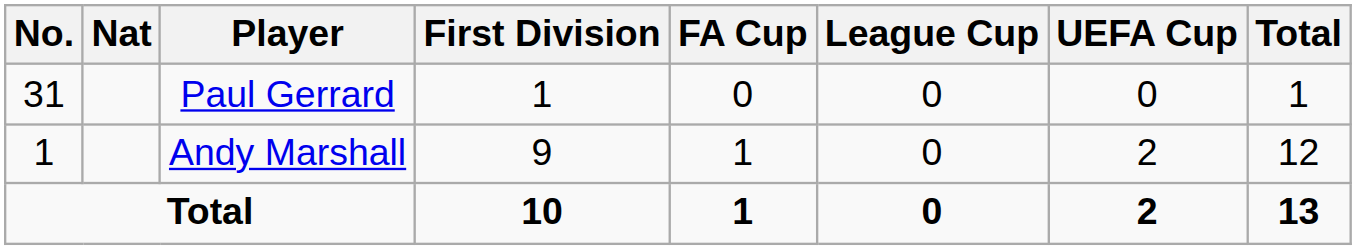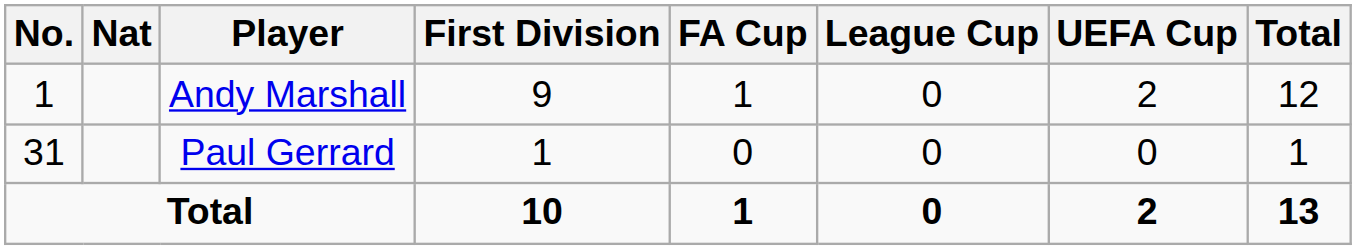rows swapped: (288, 152) <-> (288, 93)
